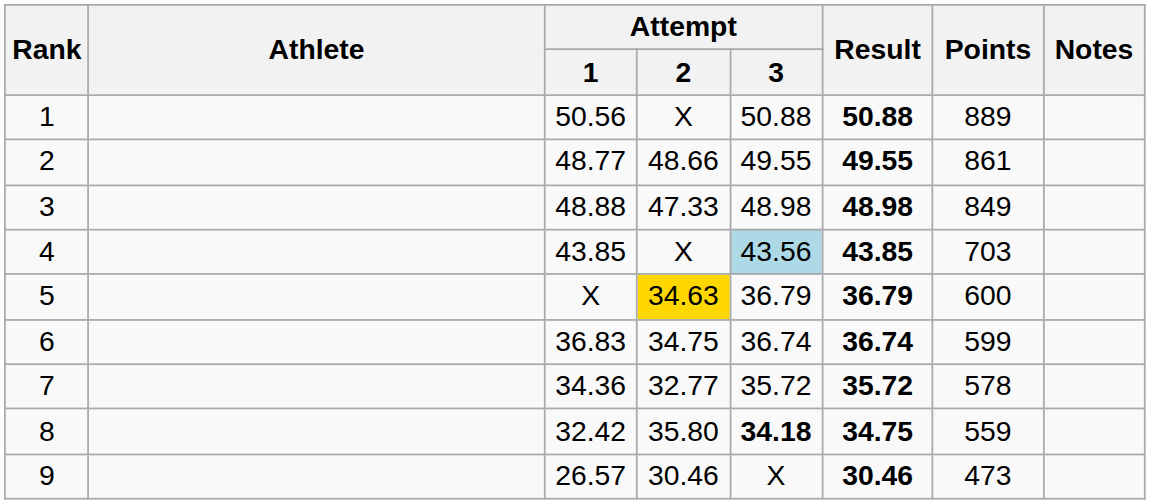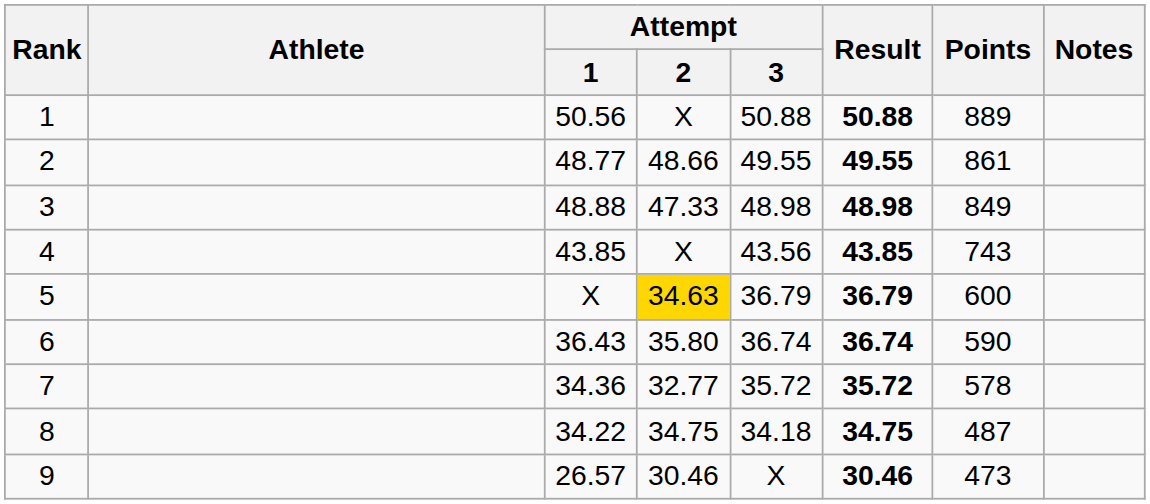(776, 251) lightblue background -> (776, 251) no background
(988, 251) 703 -> (988, 251) 743
(591, 341) 36.83 -> (591, 341) 36.43
(683, 341) 34.75 -> (683, 341) 35.80
(988, 341) 599 -> (988, 341) 590
(591, 431) 32.42 -> (591, 431) 34.22
(683, 431) 35.80 -> (683, 431) 34.75
(776, 431) bold -> (776, 431) normal
(988, 431) 559 -> (988, 431) 487
